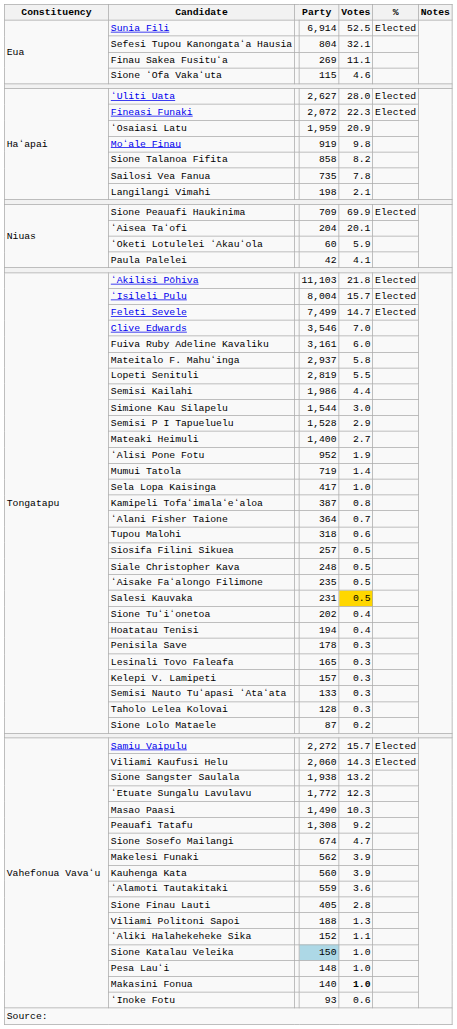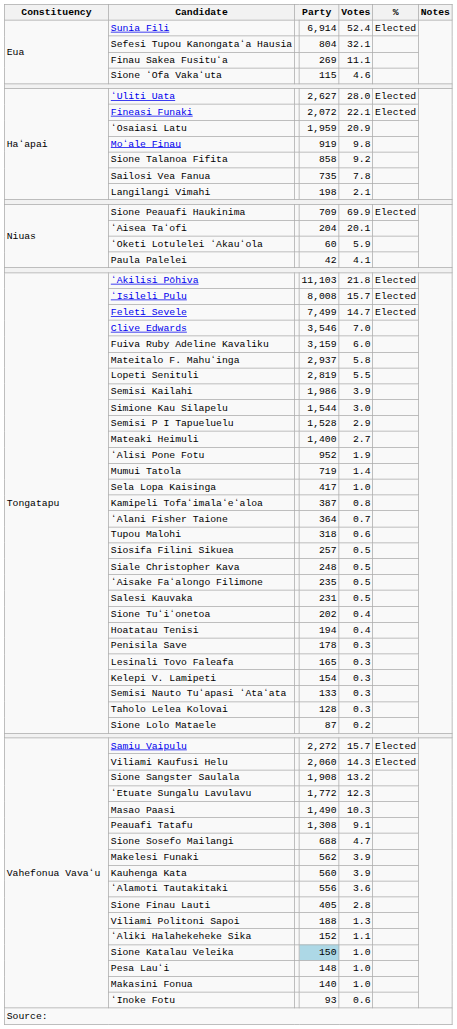(359, 28) 52.5 -> (359, 28) 52.4
(359, 112) 22.3 -> (359, 112) 22.1
(362, 160) 8.2 -> (362, 160) 9.2
(322, 296) 8,004 -> (322, 296) 8,008
(322, 344) 3,161 -> (322, 344) 3,159
(362, 392) 4.4 -> (362, 392) 3.9
(362, 598) gold background -> (362, 598) no background
(328, 678) 157 -> (328, 678) 154
(322, 778) 1,938 -> (322, 778) 1,908
(362, 825) 9.2 -> (362, 825) 9.1
(328, 841) 674 -> (328, 841) 688
(328, 889) 559 -> (328, 889) 556
(362, 984) bold -> (362, 984) normal
